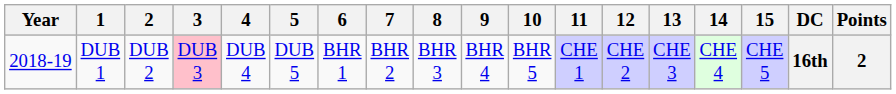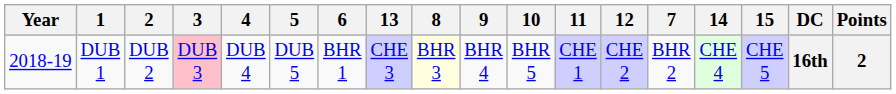columns swapped: (390, 19) <-> (672, 19)
(437, 61) no background -> (436, 61) lightyellow background
